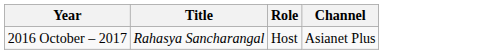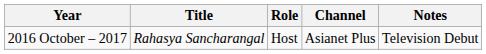+ column: (430, 15)
